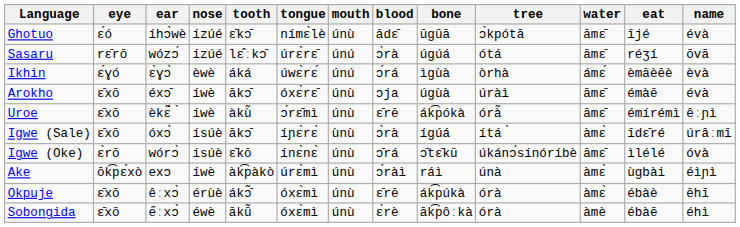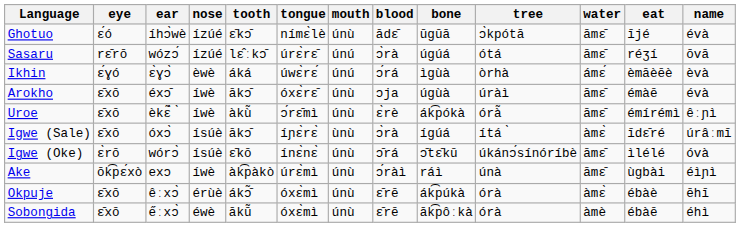(387, 114) ɛ̄rē -> (387, 114) ɛ̀rè
(595, 173) àmɛ̀ -> (595, 173) āmɛ̄
(387, 213) ɛ̀rè -> (387, 213) ɛ̄rē
